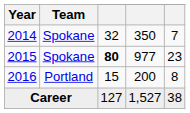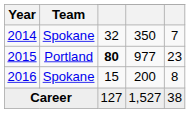(69, 56) Spokane -> (69, 56) Portland
(69, 77) Portland -> (69, 77) Spokane
